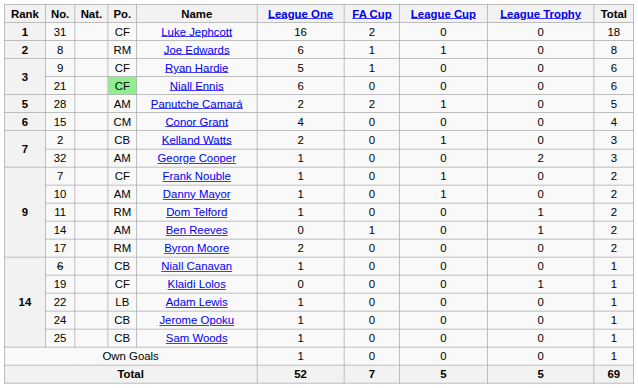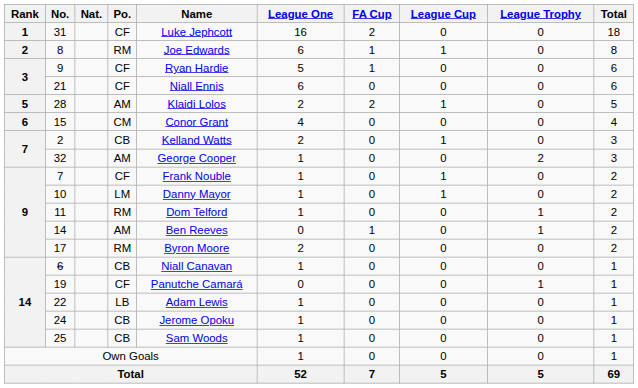(122, 86) lightgreen background -> (122, 86) no background
(197, 104) Panutche Camará -> (197, 104) Klaidi Lolos
(122, 194) AM -> (122, 194) LM
(197, 284) Klaidi Lolos -> (197, 284) Panutche Camará
